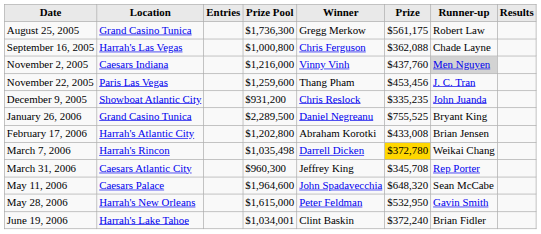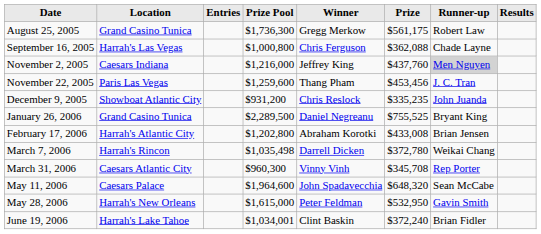(324, 64) Vinny Vinh -> (326, 64) Jeffrey King
(408, 151) gold background -> (408, 151) no background
(326, 168) Jeffrey King -> (324, 168) Vinny Vinh
